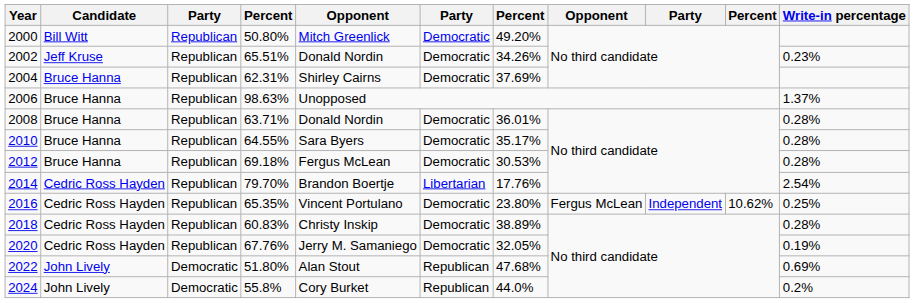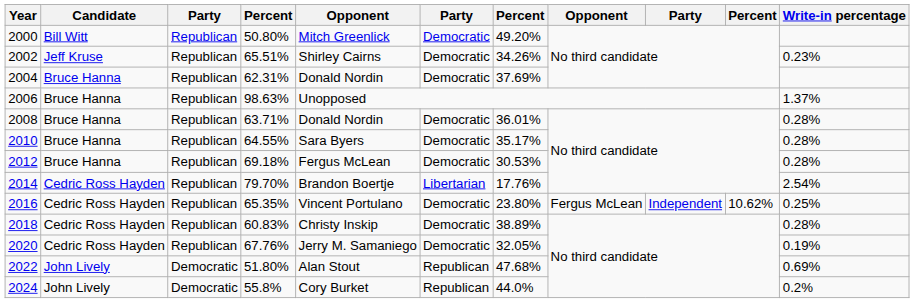(341, 57) Donald Nordin -> (340, 57) Shirley Cairns
(340, 78) Shirley Cairns -> (341, 78) Donald Nordin
